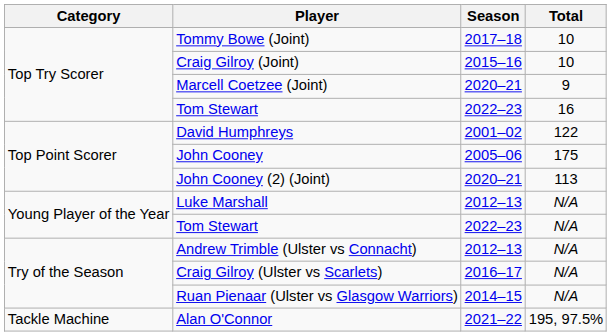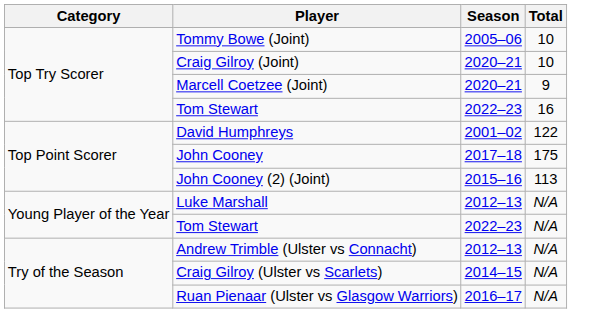(493, 39) 2017–18 -> (493, 39) 2005–06
(493, 62) 2015–16 -> (493, 62) 2020–21
(493, 156) 2005–06 -> (493, 156) 2017–18
(493, 179) 2020–21 -> (493, 179) 2015–16
(493, 272) 2016–17 -> (493, 272) 2014–15
(493, 296) 2014–15 -> (493, 296) 2016–17
- row: (224, 319)
